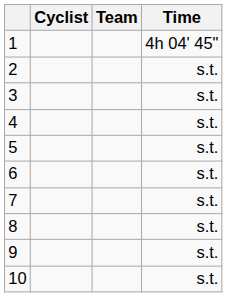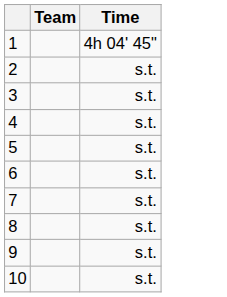- column: (61, 17)
